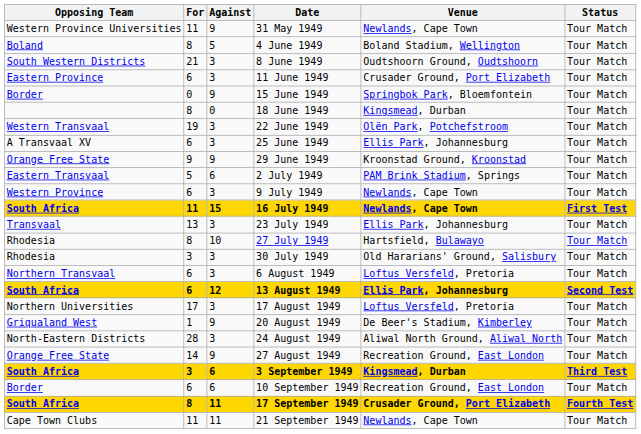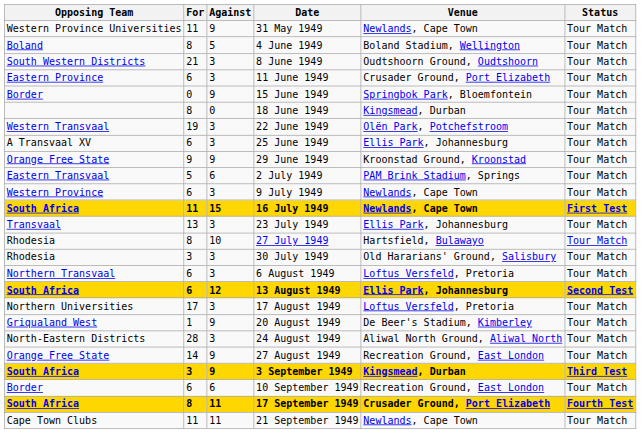(212, 371) 6 -> (212, 371) 9
